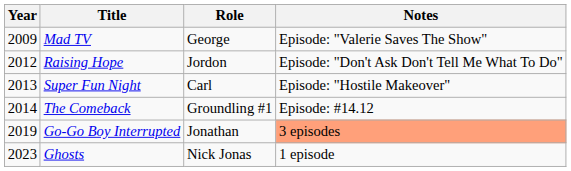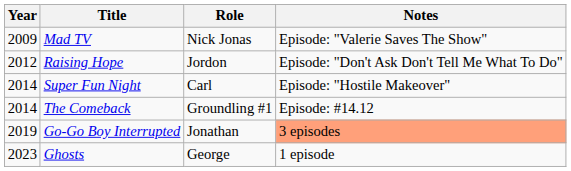(208, 39) George -> (219, 39) Nick Jonas
(22, 85) 2013 -> (22, 85) 2014
(219, 154) Nick Jonas -> (208, 154) George
